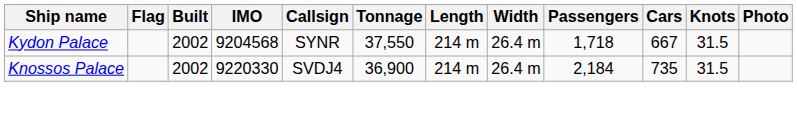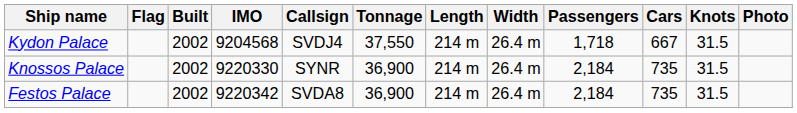(317, 42) SYNR -> (317, 42) SVDJ4
(317, 68) SVDJ4 -> (317, 68) SYNR
+ row: (59, 94)
